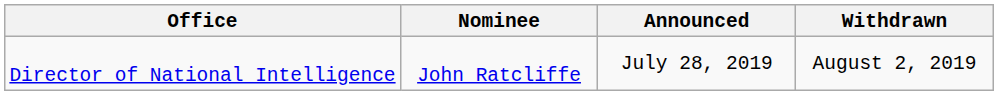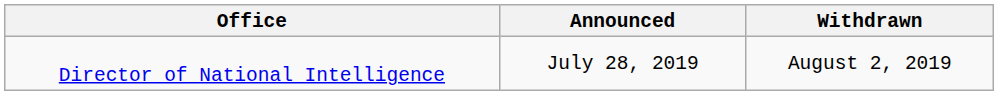- column: (499, 21)
